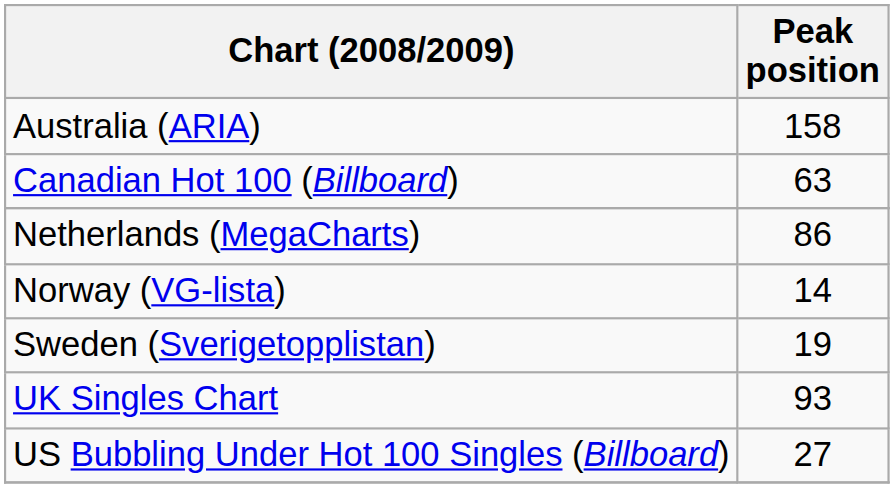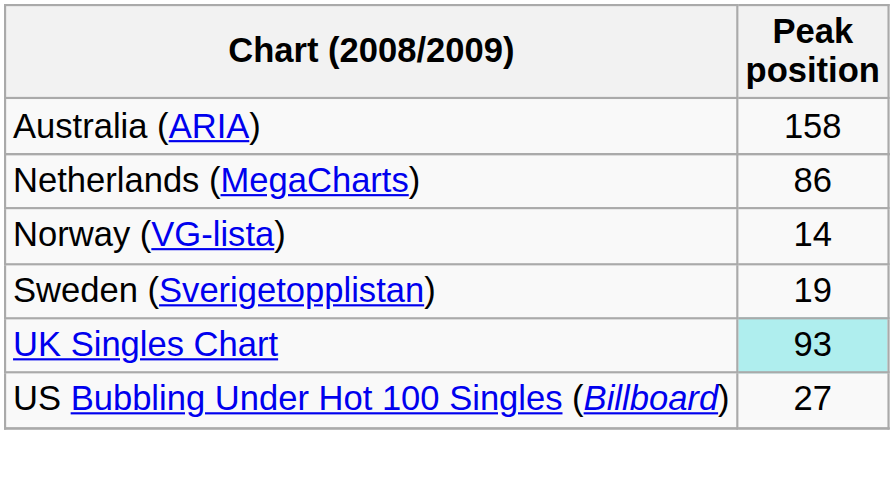- row: (236, 180)
(813, 399) no background -> (813, 344) paleturquoise background
